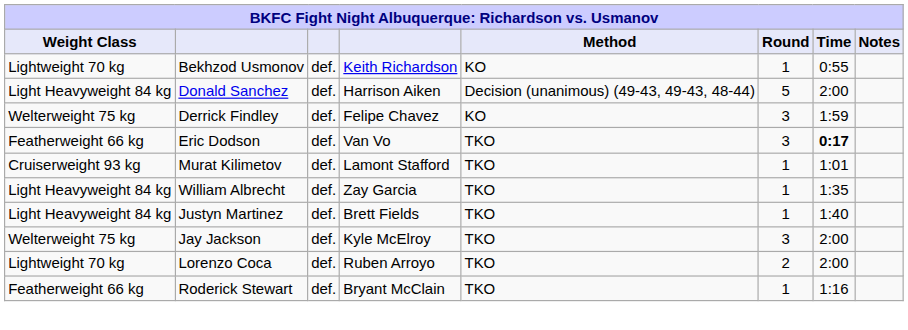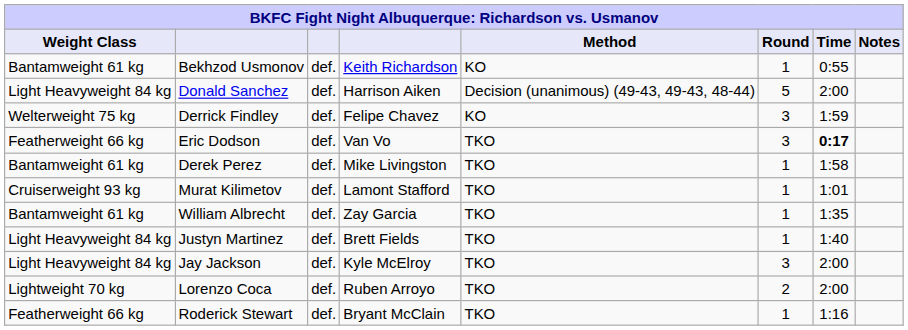(66, 66) Lightweight 70 kg -> (76, 66) Bantamweight 61 kg
+ row: (220, 165)
(90, 189) Light Heavyweight 84 kg -> (76, 214) Bantamweight 61 kg
(72, 239) Welterweight 75 kg -> (90, 264) Light Heavyweight 84 kg
